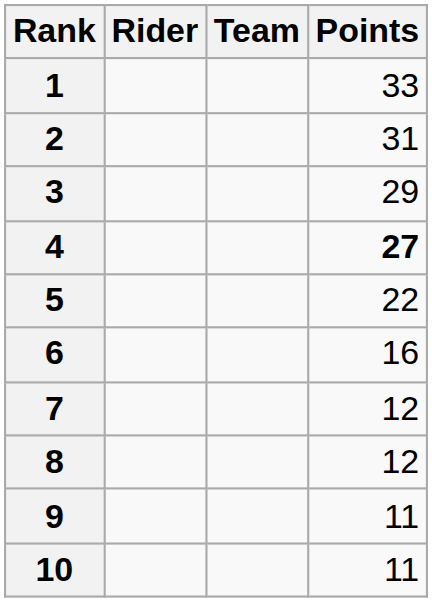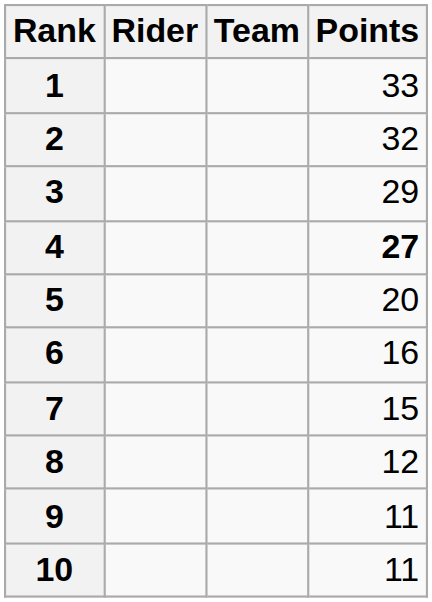(400, 138) 31 -> (400, 138) 32
(400, 300) 22 -> (400, 300) 20
(400, 407) 12 -> (400, 407) 15
